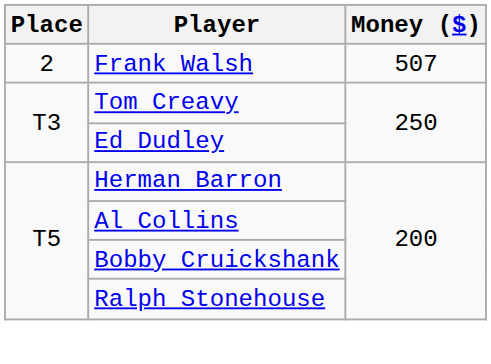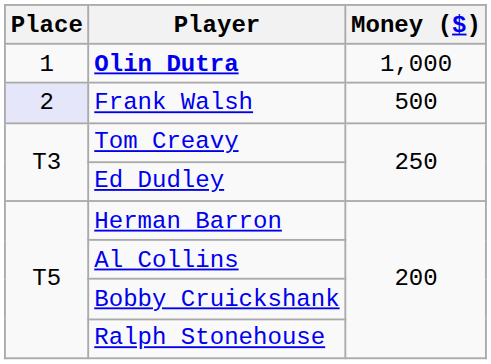+ row: (166, 64)
(47, 64) no background -> (47, 103) lavender background
(416, 64) 507 -> (416, 103) 500
